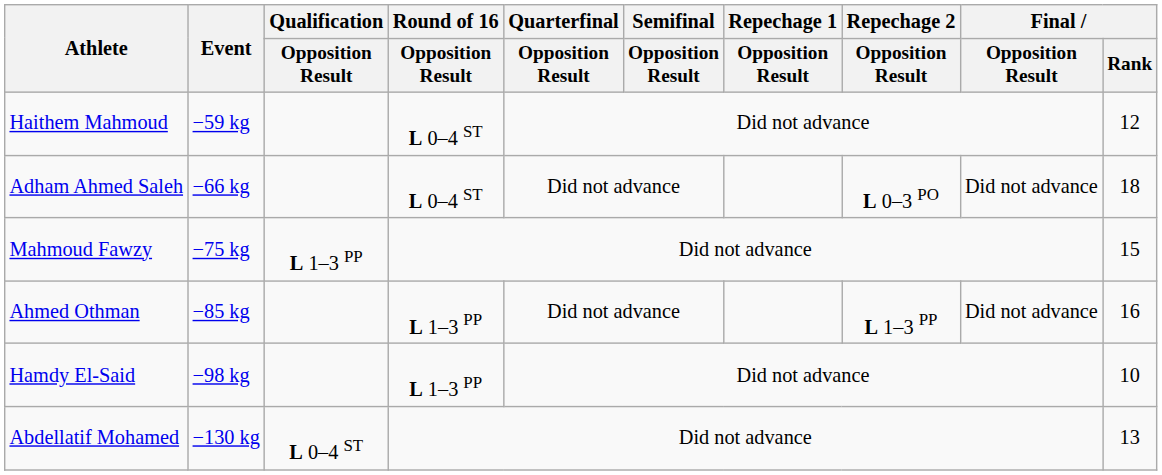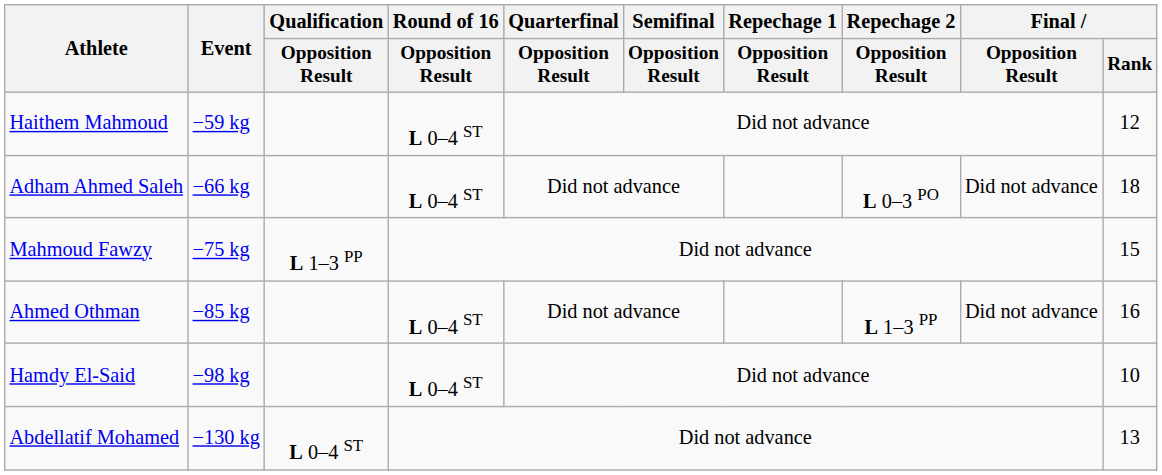(446, 324) L 1–3 PP -> (446, 324) L 0–4 ST
(446, 387) L 1–3 PP -> (446, 387) L 0–4 ST
